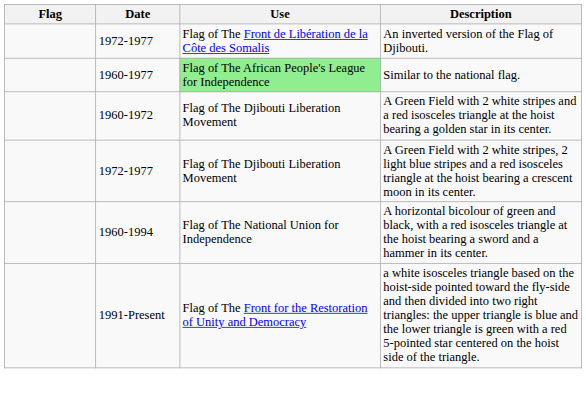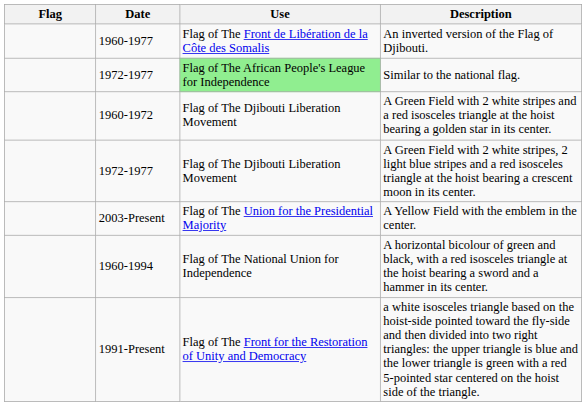(126, 41) 1972-1977 -> (126, 41) 1960-1977
(126, 75) 1960-1977 -> (126, 75) 1972-1977
+ row: (480, 218)
